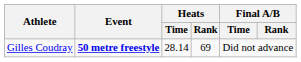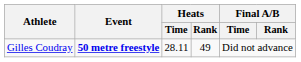(177, 48) 28.14 -> (176, 48) 28.11
(206, 48) 69 -> (205, 48) 49
